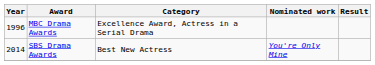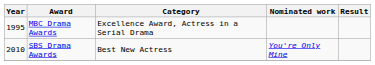(16, 28) 1996 -> (16, 28) 1995
(16, 50) 2014 -> (16, 50) 2010
